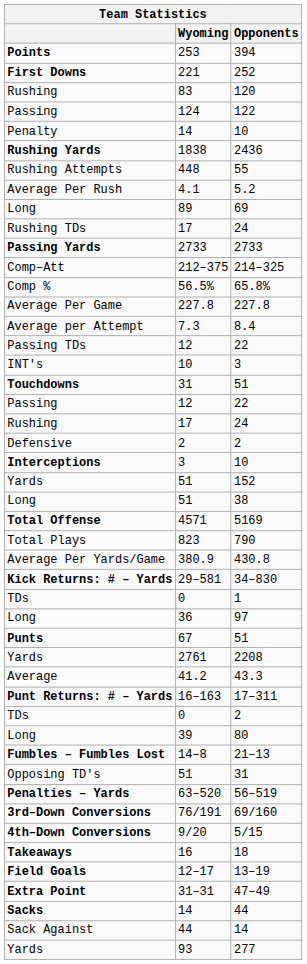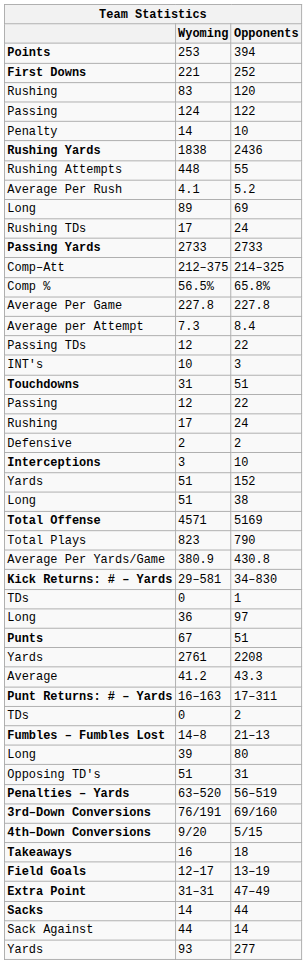rows swapped: (22, 735) <-> (86, 755)
